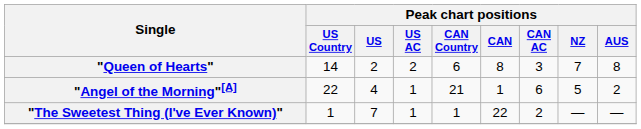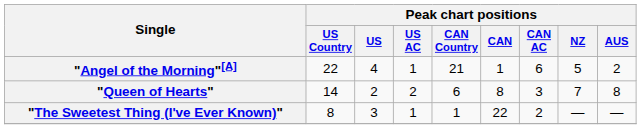rows swapped: (155, 90) <-> (155, 66)
(330, 113) 1 -> (330, 113) 8
(374, 113) 7 -> (374, 113) 3
